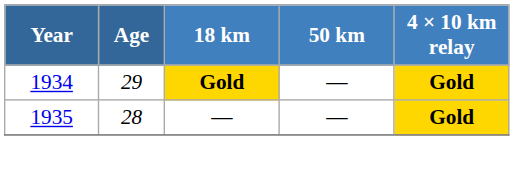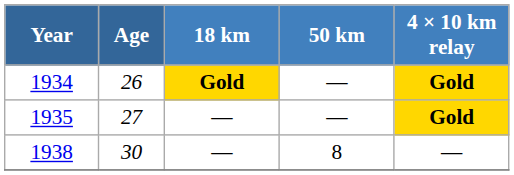(132, 82) 29 -> (132, 82) 26
(132, 117) 28 -> (132, 117) 27
+ row: (52, 152)
